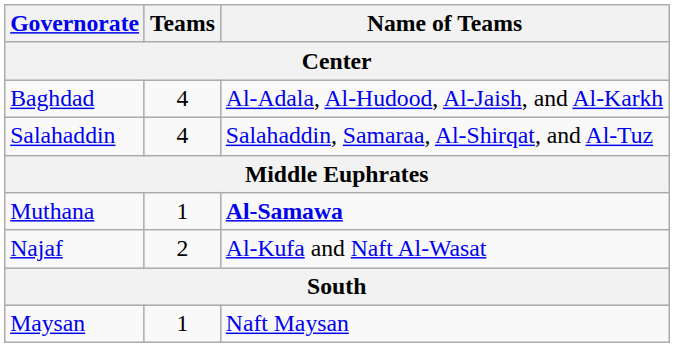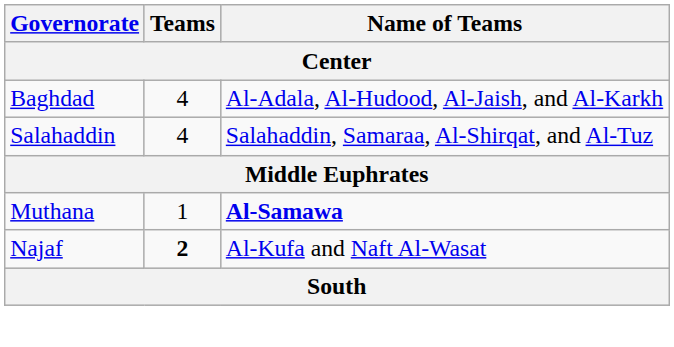(182, 248) normal -> (182, 248) bold
- row: (48, 323)
